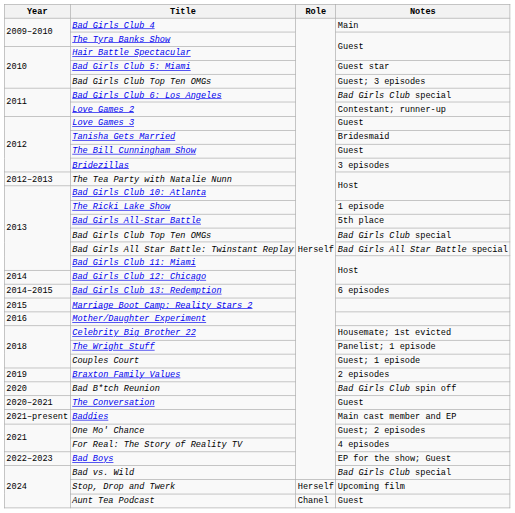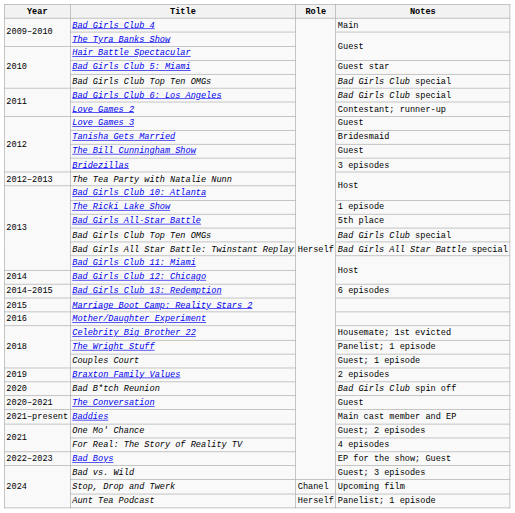(382, 81) Guest; 3 episodes -> (395, 81) Bad Girls Club special
(395, 473) Bad Girls Club special -> (382, 473) Guest; 3 episodes
(316, 487) Herself -> (313, 487) Chanel
(313, 501) Chanel -> (316, 501) Herself
(351, 501) Guest -> (387, 501) Panelist; 1 episode
